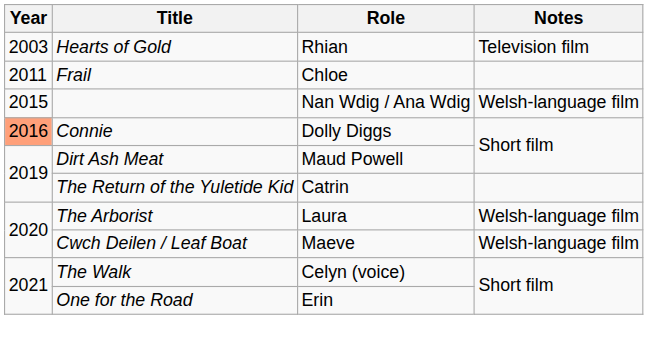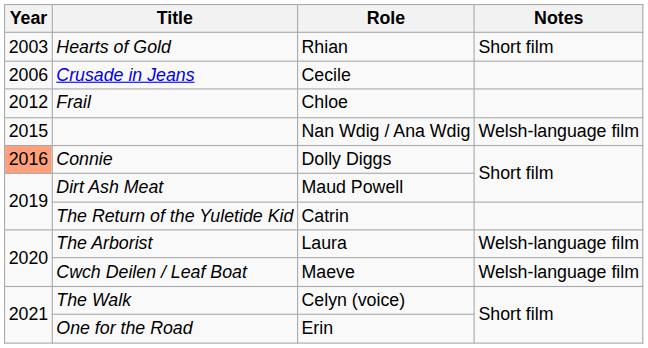(534, 46) Television film -> (516, 46) Short film
+ row: (125, 74)
(28, 74) 2011 -> (28, 103) 2012
